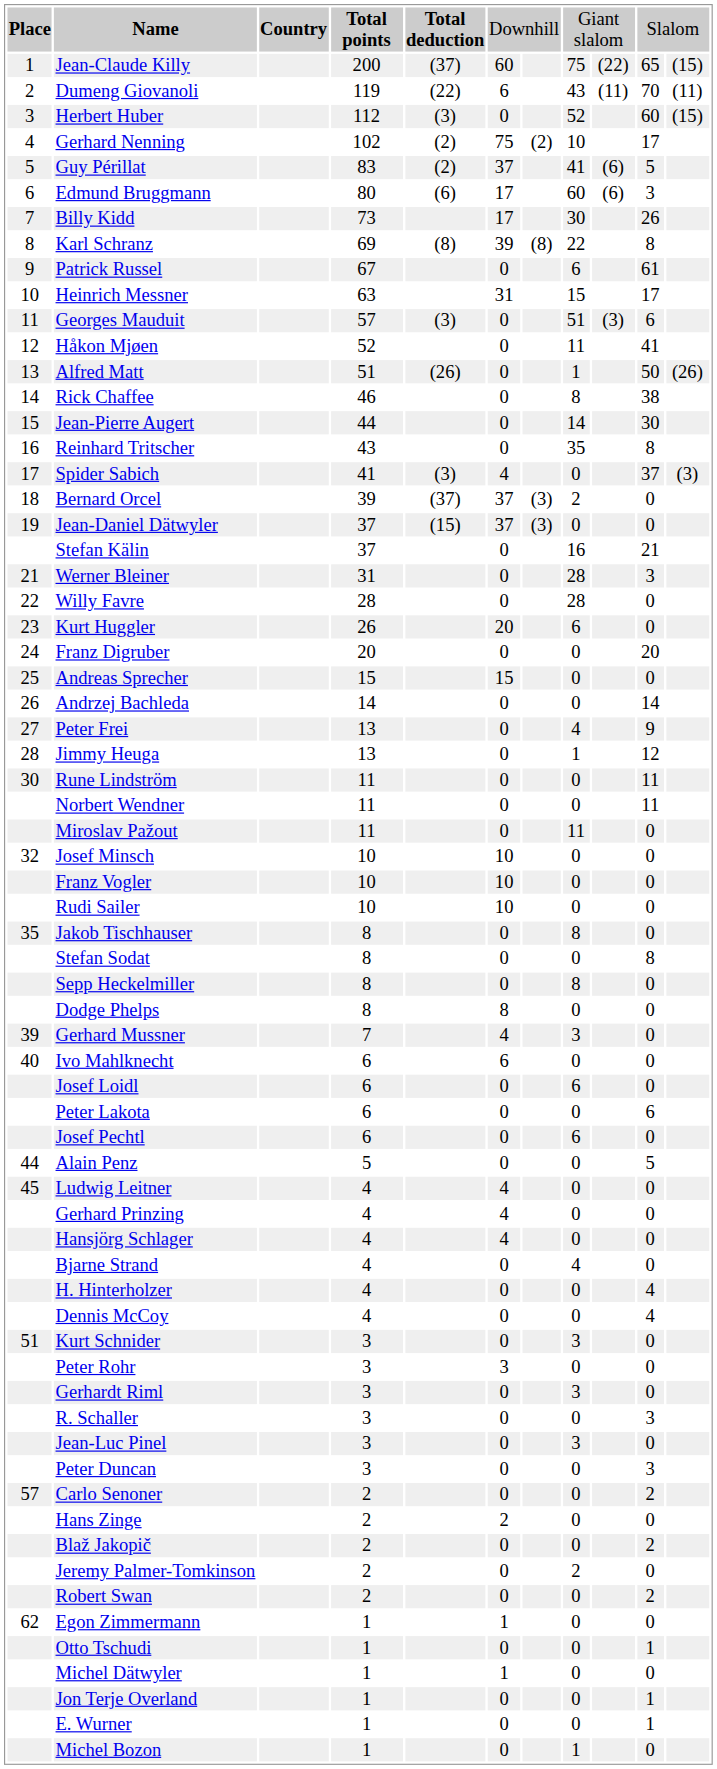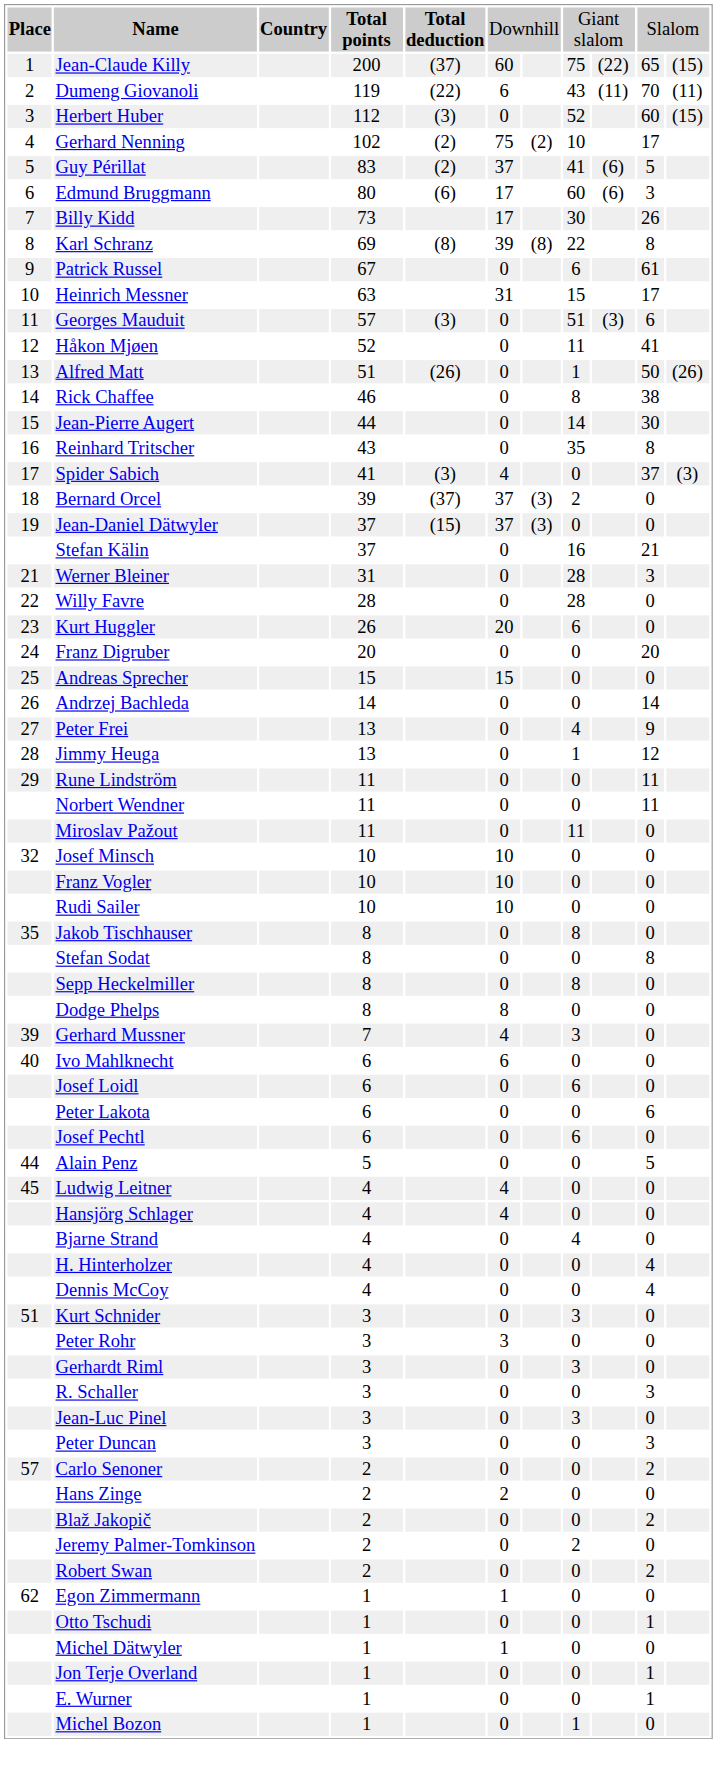(30, 779) 30 -> (30, 779) 29
- row: (120, 1213)
